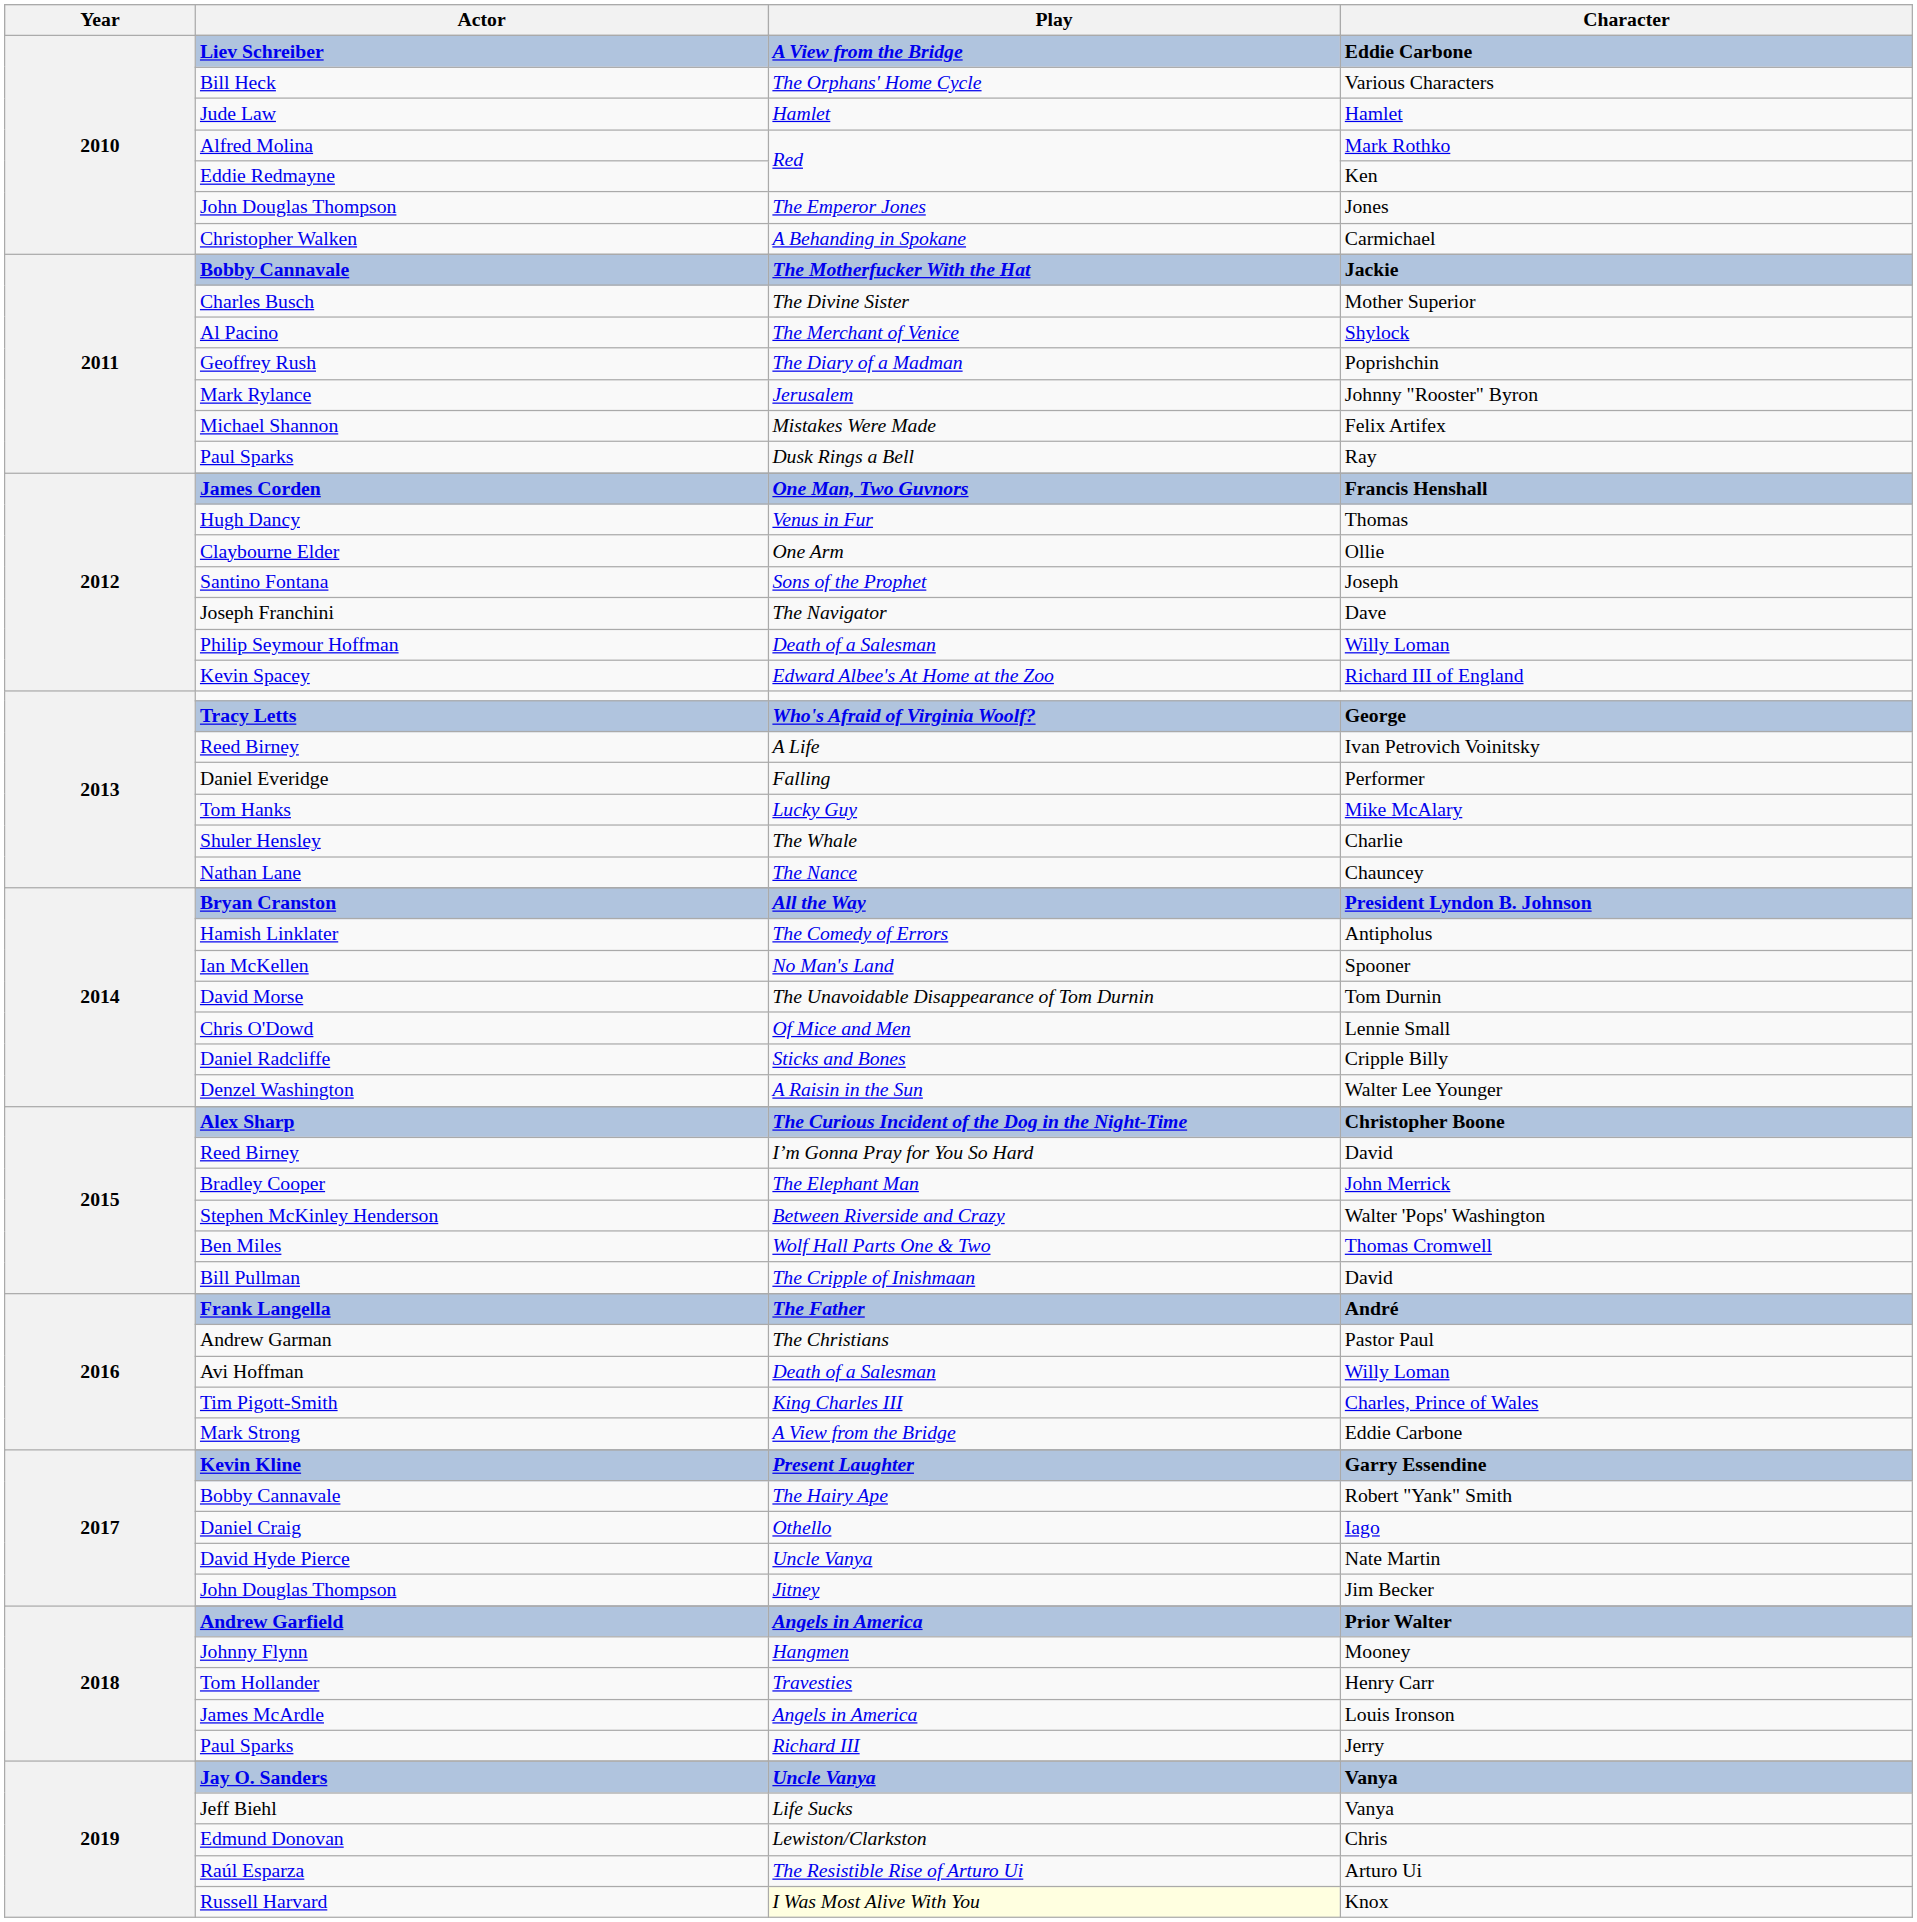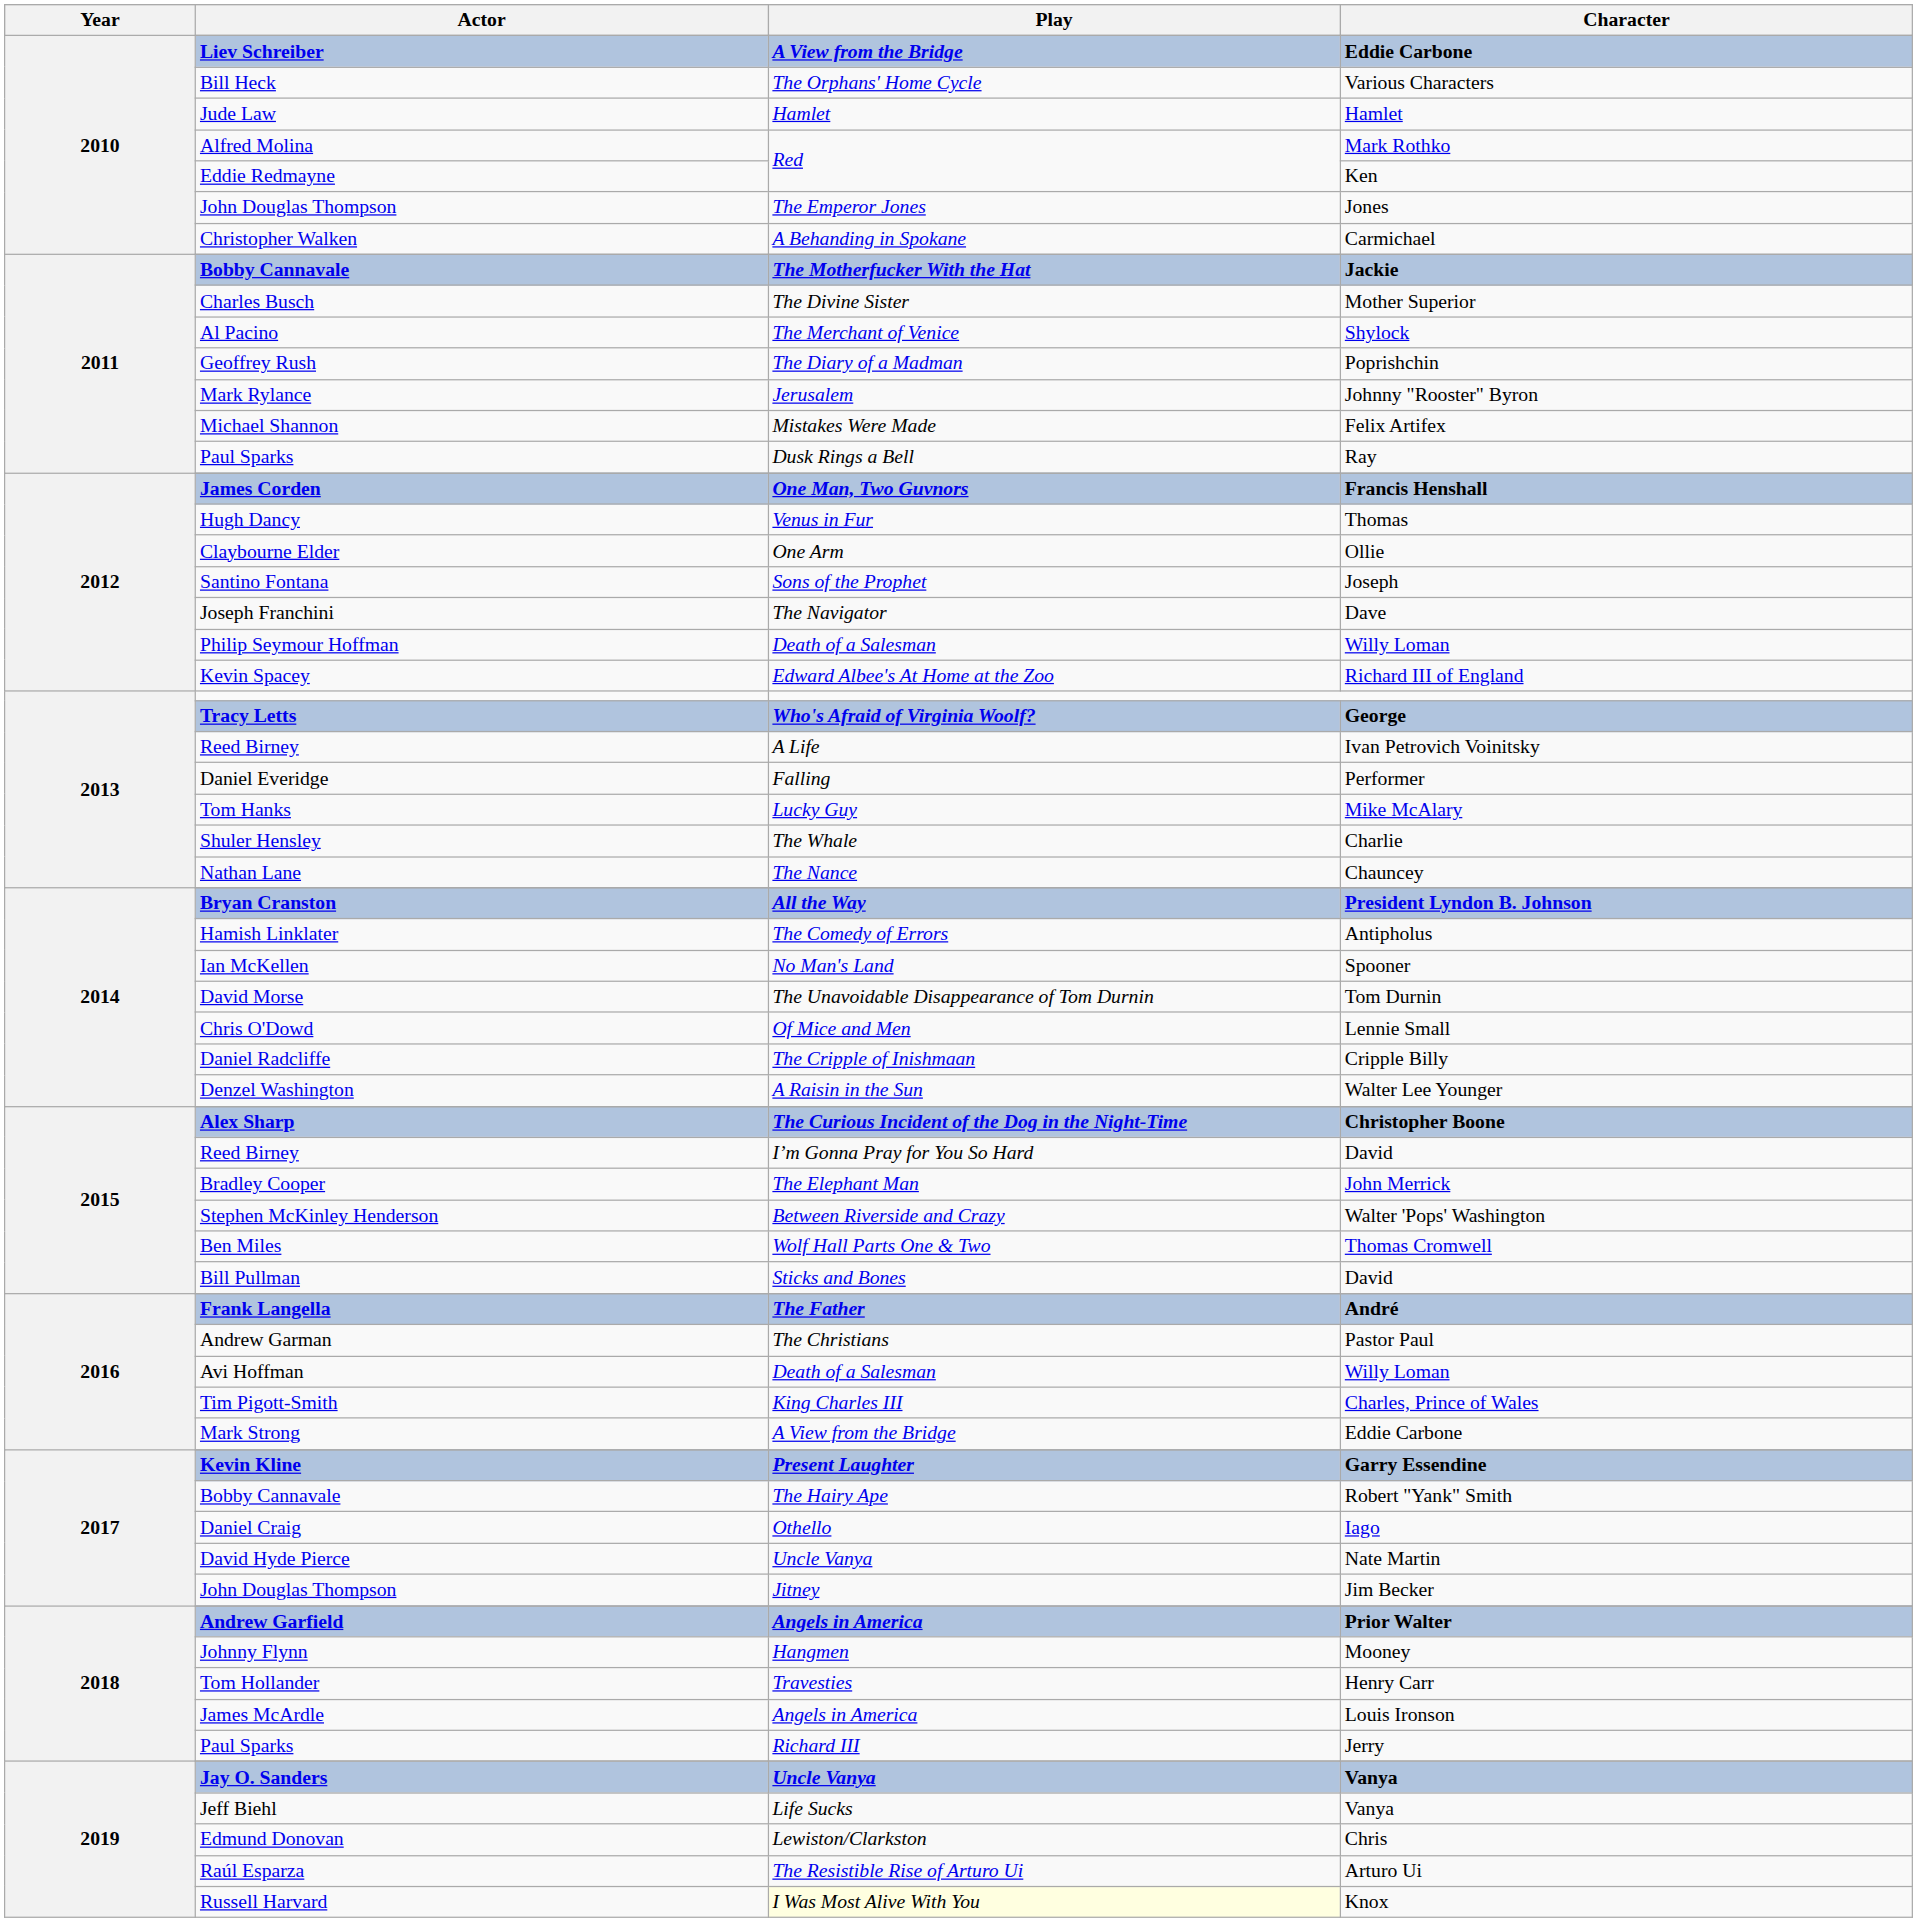(839, 1059) Sticks and Bones -> (874, 1059) The Cripple of Inishmaan
(874, 1277) The Cripple of Inishmaan -> (839, 1277) Sticks and Bones
